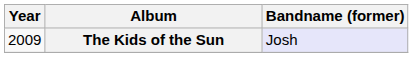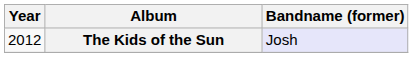(25, 40) 2009 -> (25, 40) 2012
